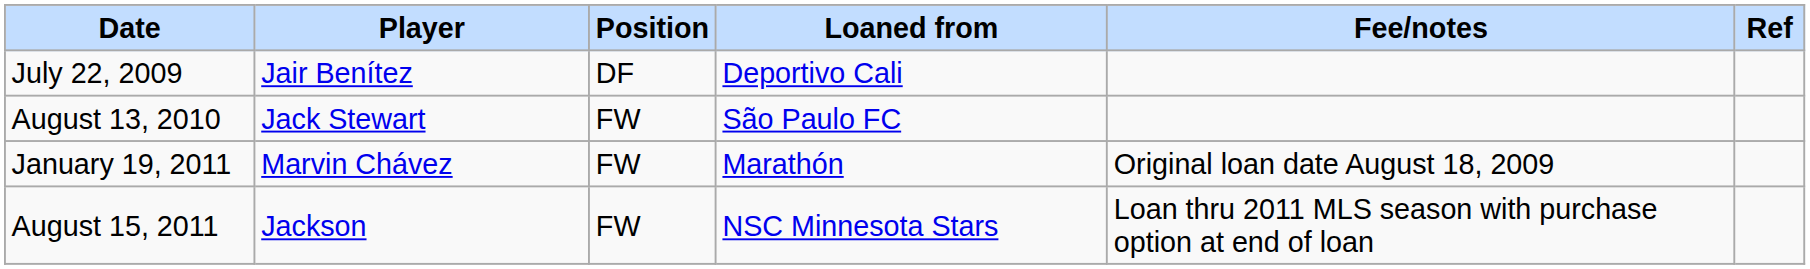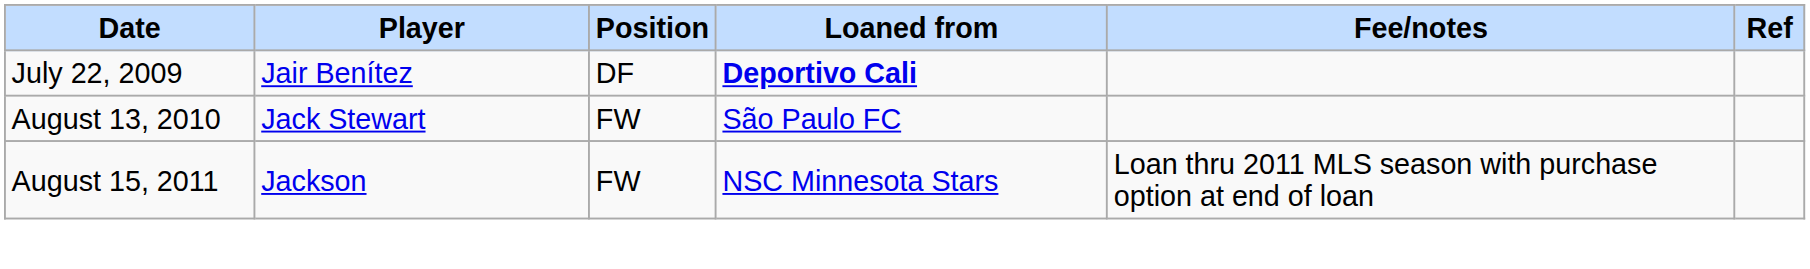(813, 73) normal -> (820, 73) bold
- row: (121, 164)
